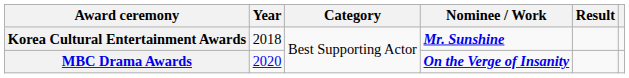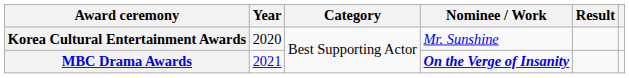(267, 38) 2018 -> (267, 38) 2020
(464, 38) bold -> (461, 38) normal
(267, 61) 2020 -> (267, 61) 2021
